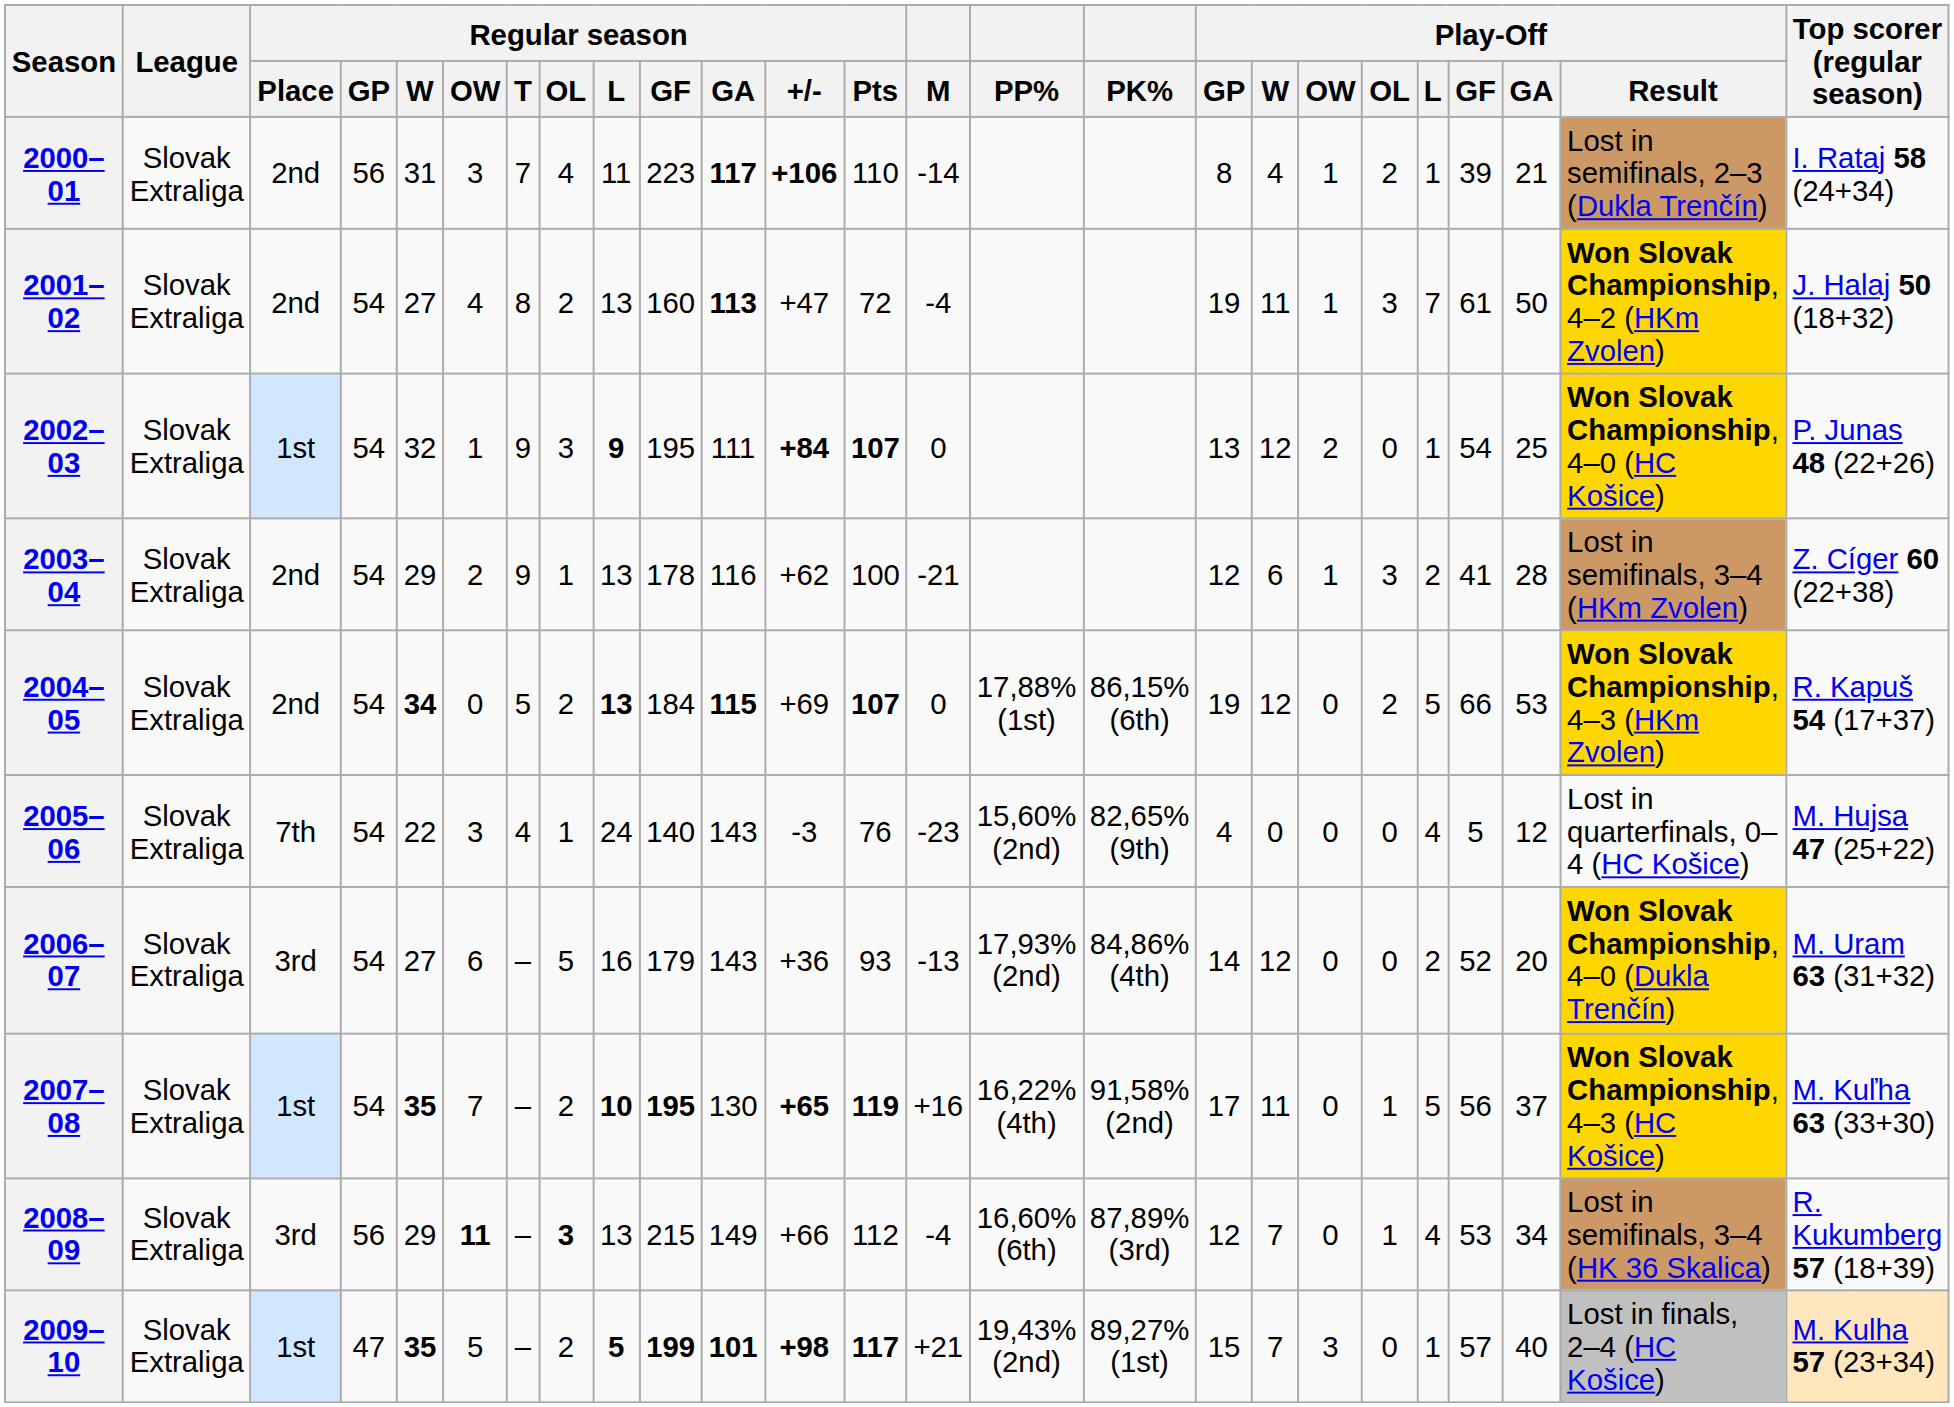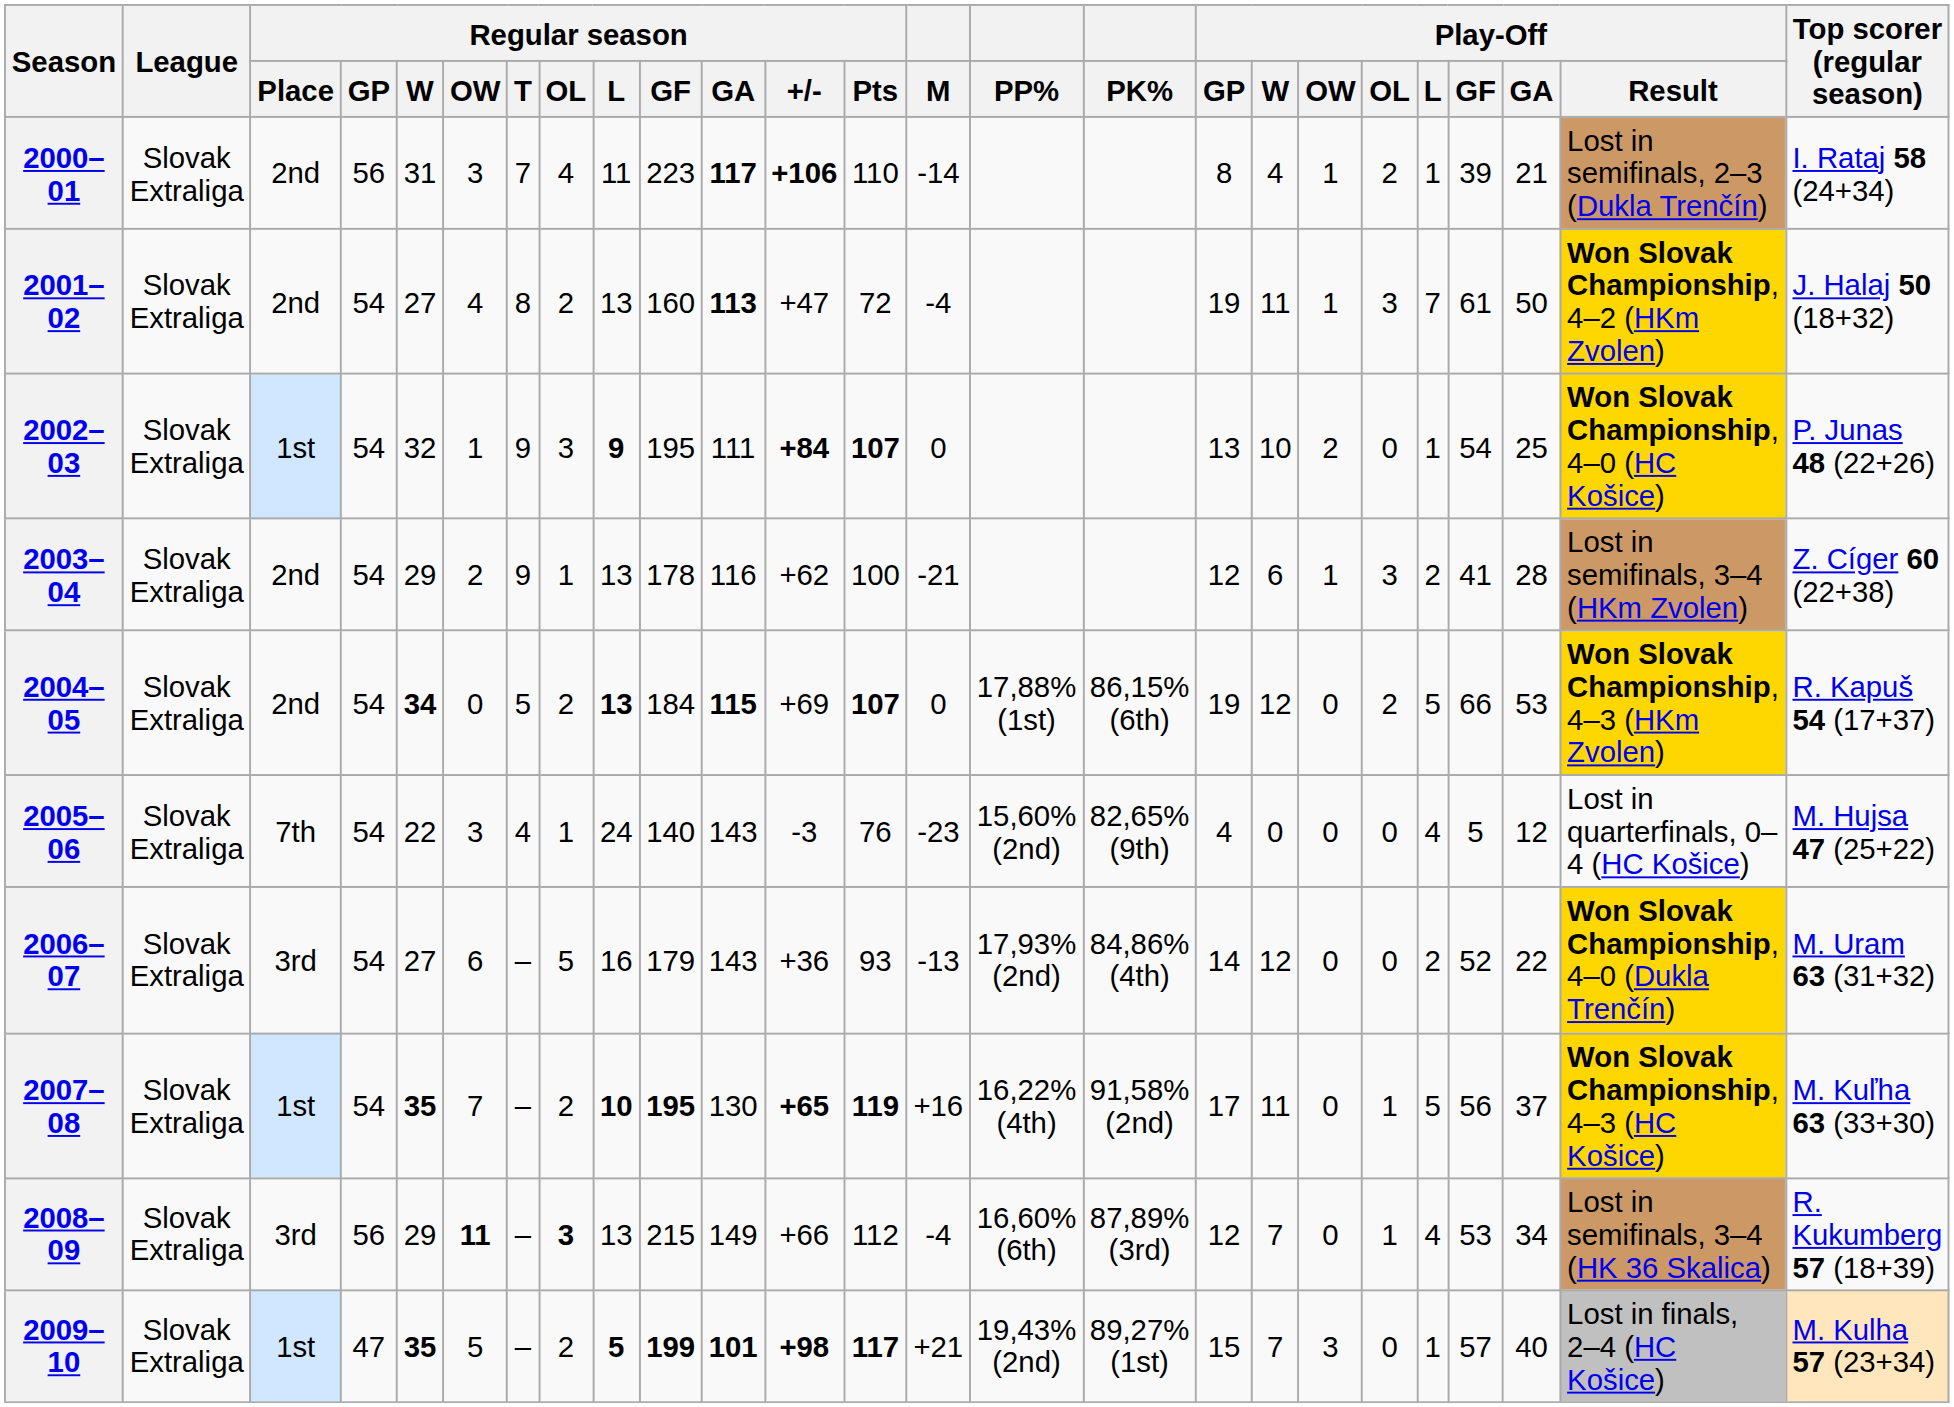(1275, 447) 12 -> (1275, 447) 10
(1532, 960) 20 -> (1532, 960) 22
